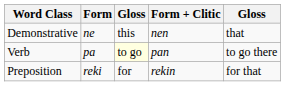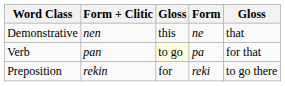columns swapped: (98, 14) <-> (186, 14)
(252, 52) to go there -> (244, 52) for that
(244, 71) for that -> (252, 71) to go there
